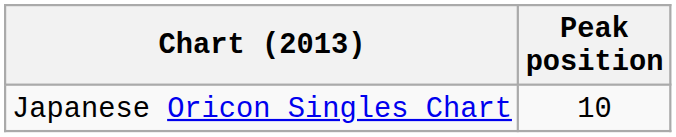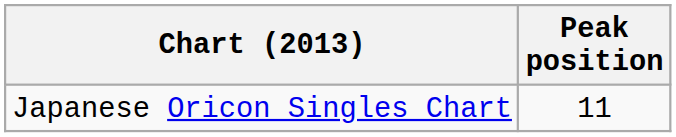(595, 108) 10 -> (595, 108) 11
